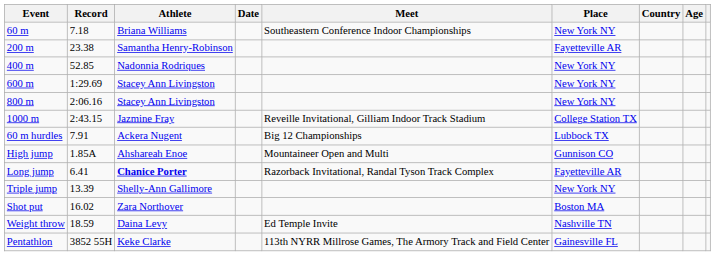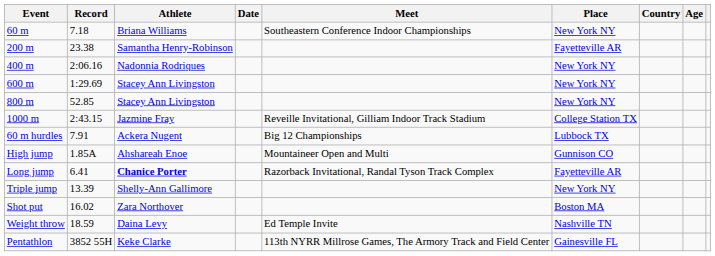(82, 66) 52.85 -> (86, 66) 2:06.16
(86, 101) 2:06.16 -> (82, 101) 52.85
